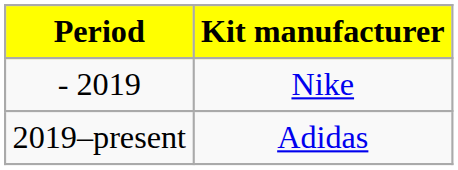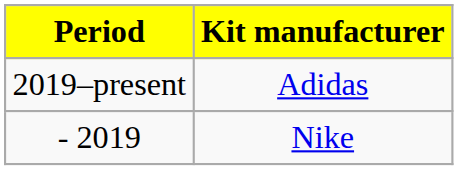rows swapped: (99, 84) <-> (99, 137)
